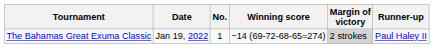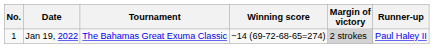columns swapped: (220, 17) <-> (79, 17)
